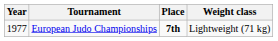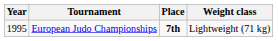(17, 28) 1977 -> (17, 28) 1995
